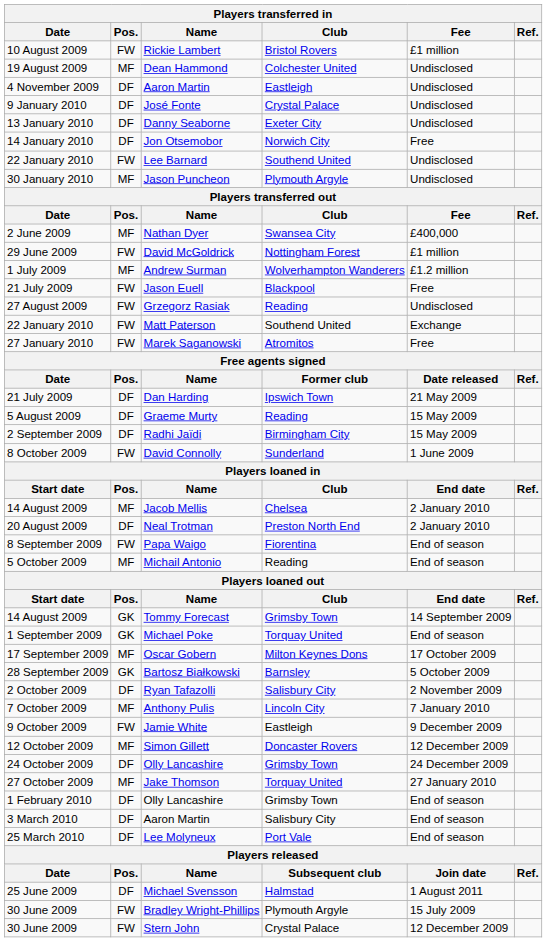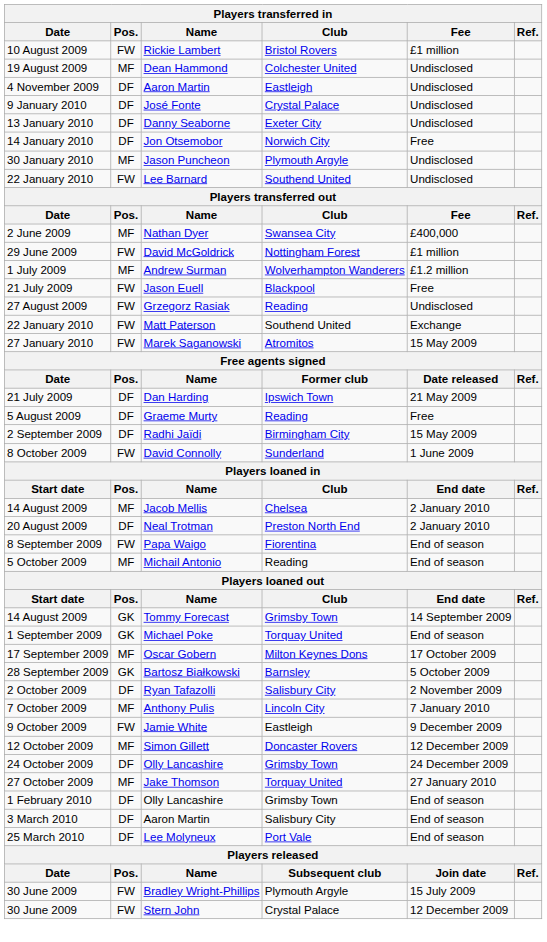rows swapped: (50, 160) <-> (50, 178)
(422, 343) Free -> (443, 343) 15 May 2009
(443, 416) 15 May 2009 -> (422, 416) Free
- row: (42, 892)
